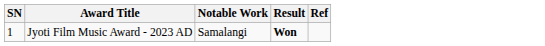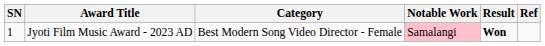+ column: (300, 13)
(222, 32) no background -> (432, 32) pink background
